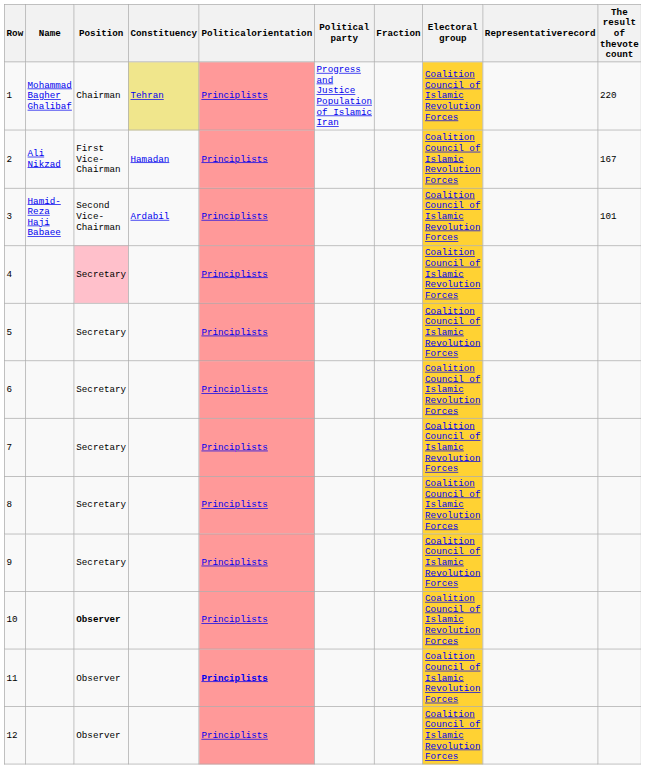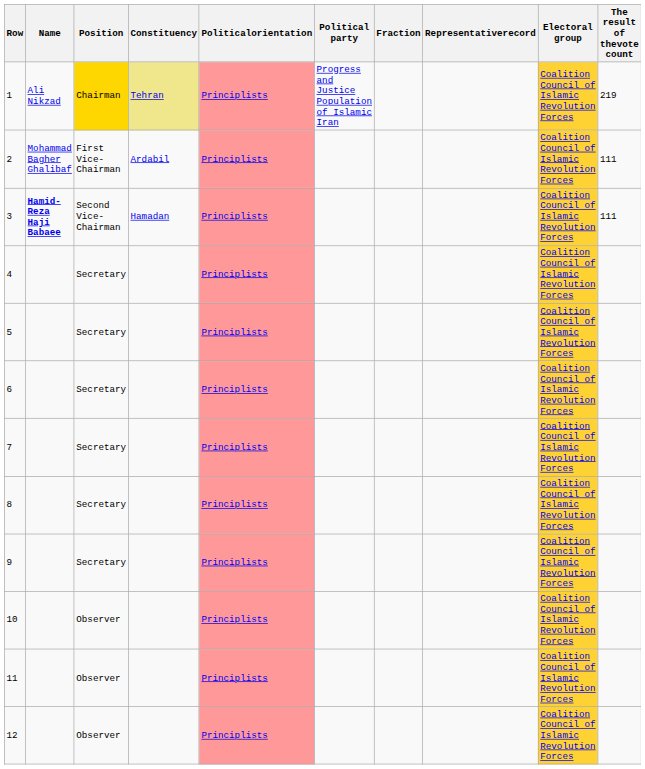columns swapped: (453, 33) <-> (540, 33)
(50, 96) Mohammad Bagher Ghalibaf -> (44, 96) Ali Nikzad
(98, 96) no background -> (98, 96) gold background
(608, 96) 220 -> (608, 96) 219
(44, 159) Ali Nikzad -> (50, 159) Mohammad Bagher Ghalibaf
(150, 159) Hamadan -> (150, 159) Ardabil
(608, 159) 167 -> (608, 159) 111
(44, 217) normal -> (44, 217) bold
(150, 217) Ardabil -> (150, 217) Hamadan
(608, 217) 101 -> (608, 217) 111
(101, 274) pink background -> (101, 274) no background
(98, 620) bold -> (98, 620) normal
(235, 678) bold -> (235, 678) normal
